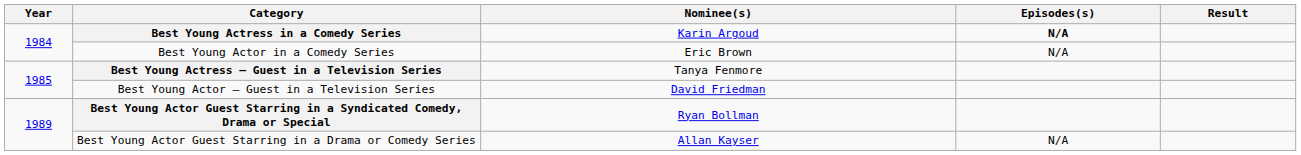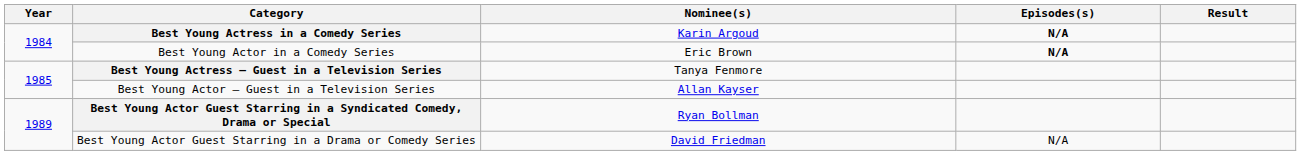(1058, 51) normal -> (1058, 51) bold
(718, 89) David Friedman -> (718, 89) Allan Kayser
(718, 140) Allan Kayser -> (718, 140) David Friedman
